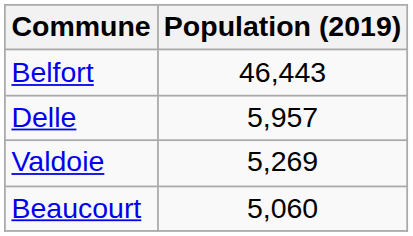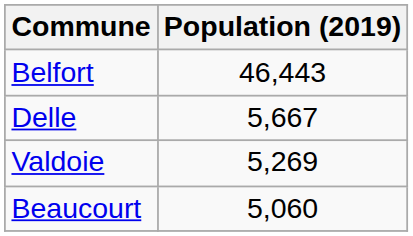(283, 117) 5,957 -> (283, 117) 5,667
